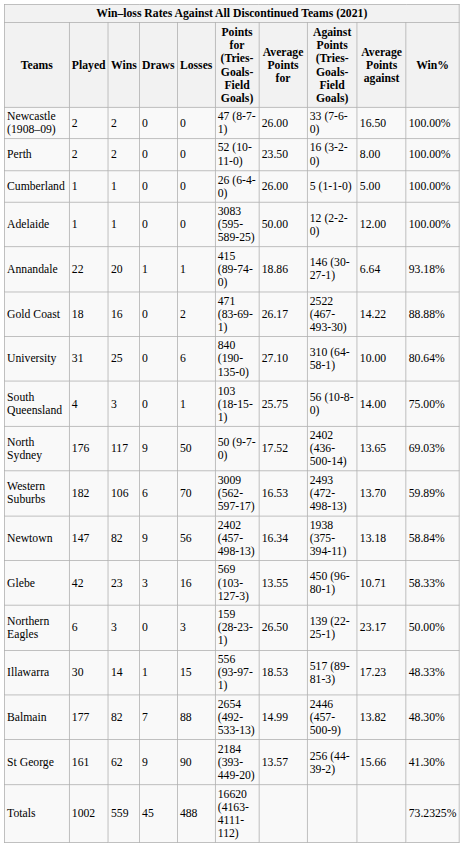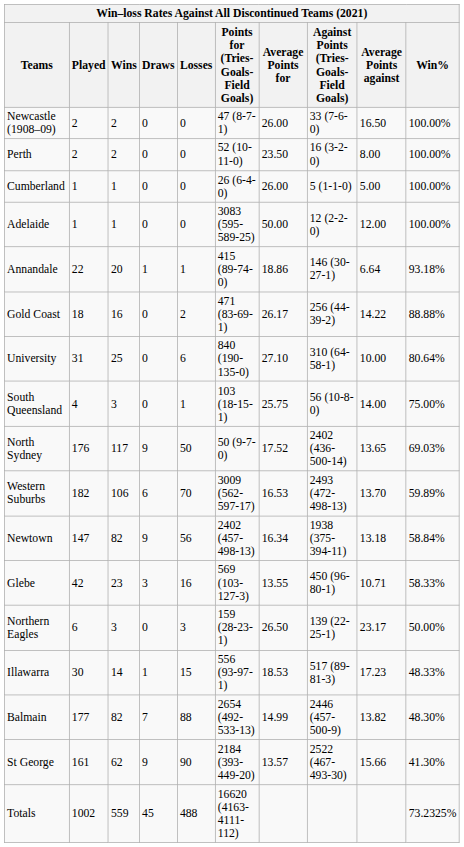(328, 314) 2522 (467-493-30) -> (330, 314) 256 (44-39-2)
(330, 762) 256 (44-39-2) -> (328, 762) 2522 (467-493-30)
